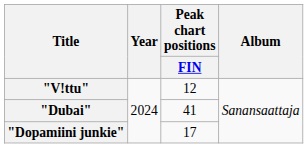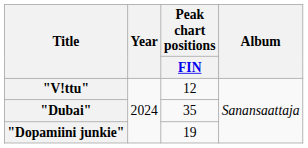(190, 110) 41 -> (190, 110) 35
(190, 132) 17 -> (190, 132) 19
